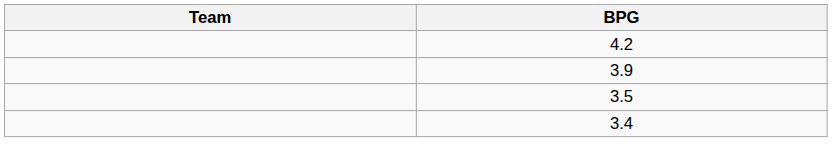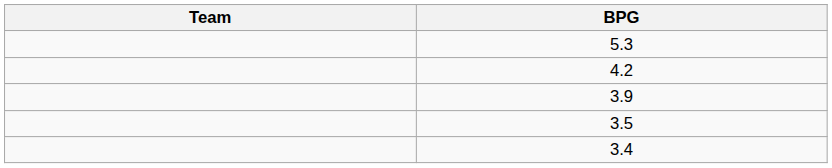+ row: (622, 44)
